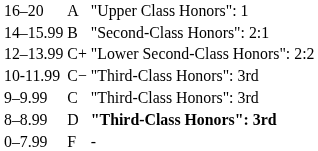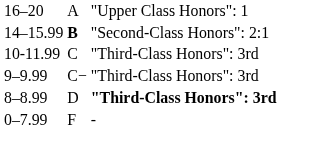(73, 32) normal -> (73, 32) bold
- row: (34, 54)
(77, 76) C− -> (73, 54) C
(73, 98) C -> (77, 76) C−
